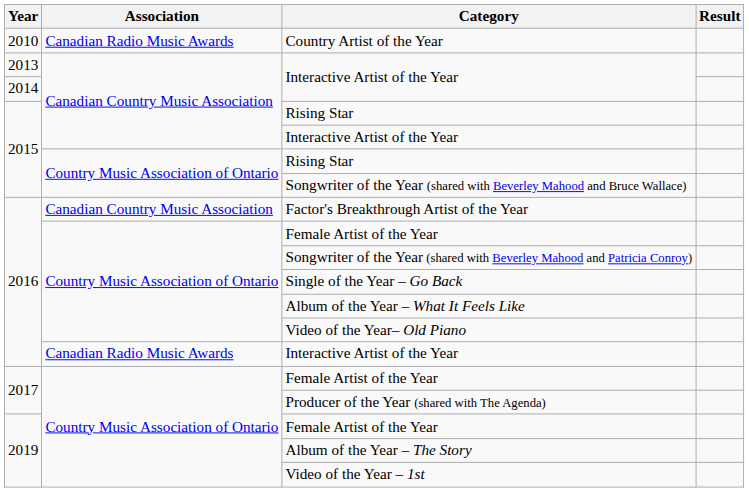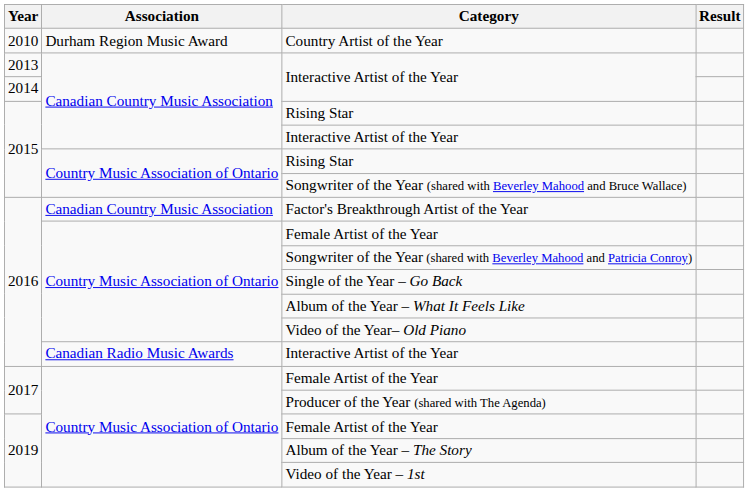(139, 40) Canadian Radio Music Awards -> (137, 40) Durham Region Music Award
